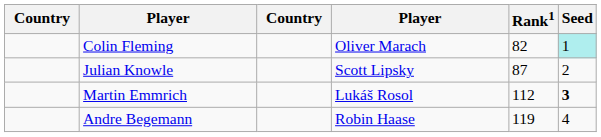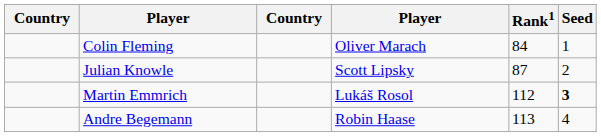(520, 45) 82 -> (520, 45) 84
(566, 45) paleturquoise background -> (566, 45) no background
(523, 119) 119 -> (523, 119) 113
